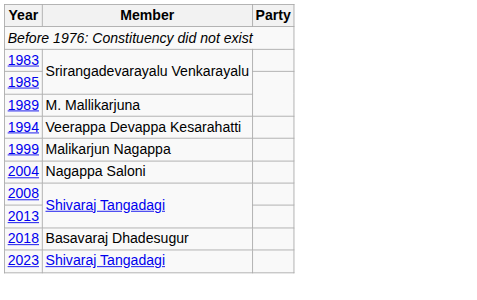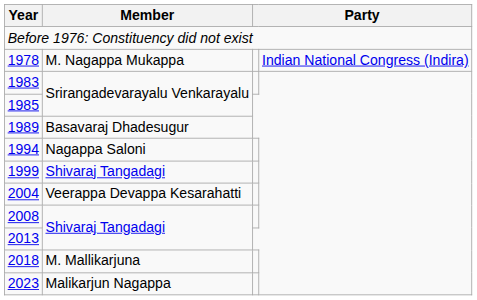+ row: (23, 60)
(93, 104) M. Mallikarjuna -> (117, 127) Basavaraj Dhadesugur
(143, 127) Veerappa Devappa Kesarahatti -> (96, 149) Nagappa Saloni
(108, 149) Malikarjun Nagappa -> (105, 171) Shivaraj Tangadagi
(96, 171) Nagappa Saloni -> (143, 194) Veerappa Devappa Kesarahatti
(117, 238) Basavaraj Dhadesugur -> (93, 261) M. Mallikarjuna
(105, 261) Shivaraj Tangadagi -> (108, 283) Malikarjun Nagappa
